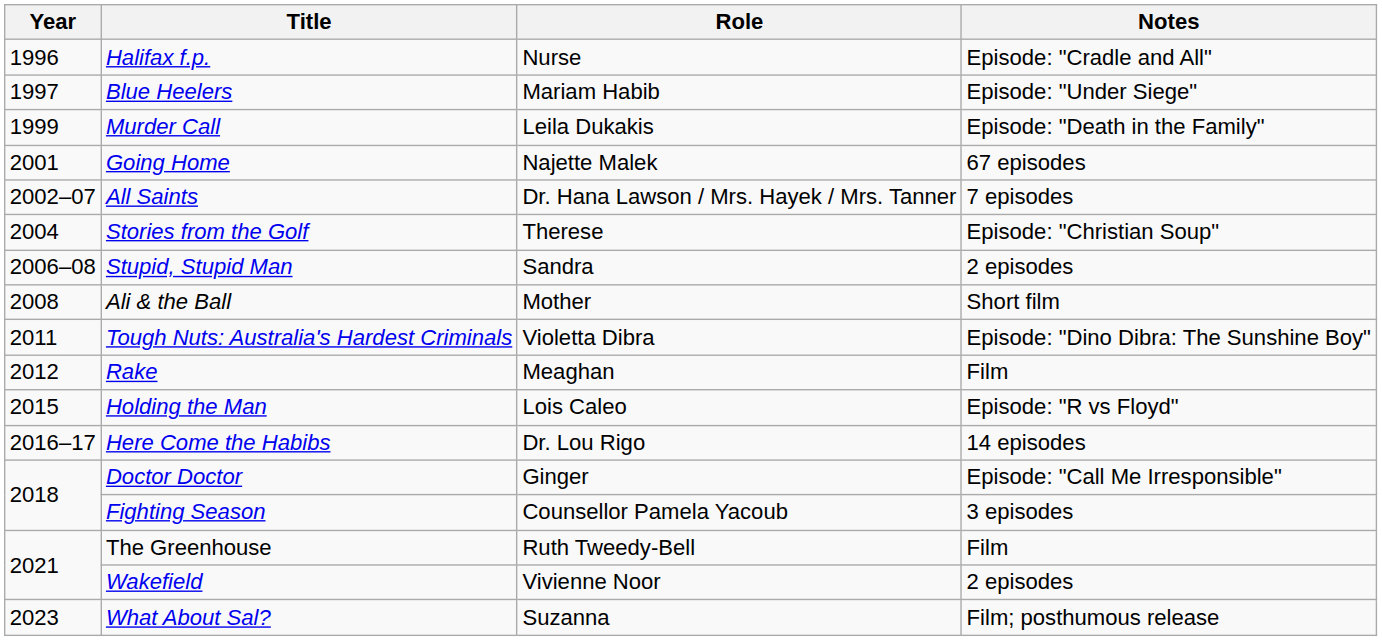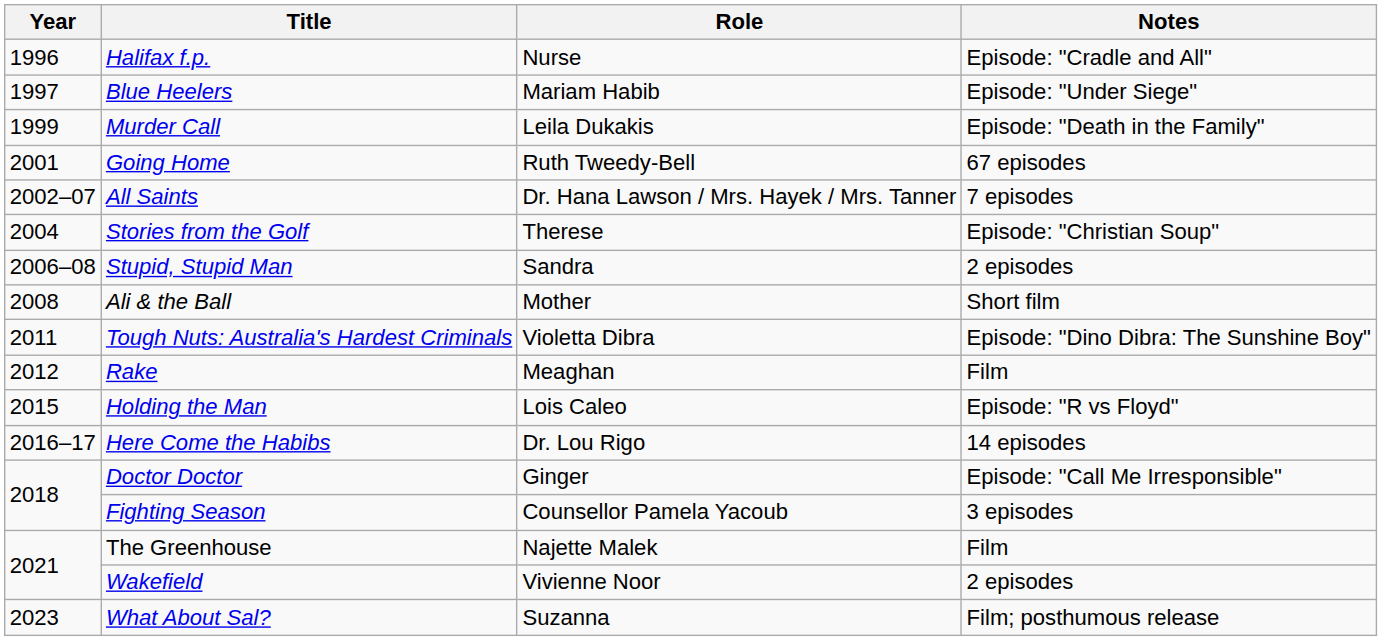(590, 162) Najette Malek -> (609, 162) Ruth Tweedy-Bell
(609, 547) Ruth Tweedy-Bell -> (590, 547) Najette Malek
